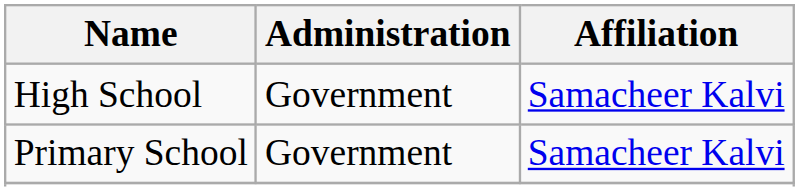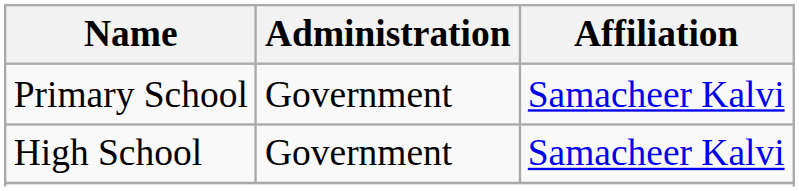rows swapped: (131, 152) <-> (108, 93)
